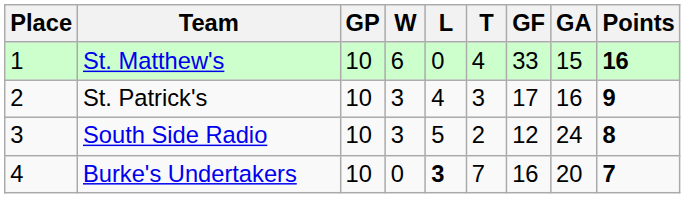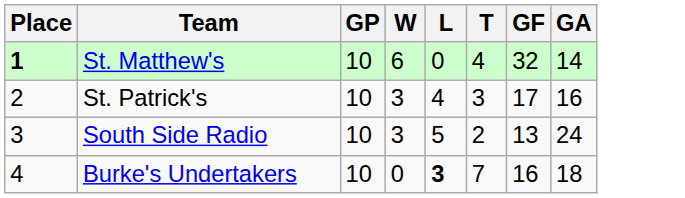- column: (639, 23)
(17, 60) normal -> (17, 60) bold
(525, 60) 33 -> (525, 60) 32
(569, 60) 15 -> (569, 60) 14
(525, 135) 12 -> (525, 135) 13
(569, 173) 20 -> (569, 173) 18
